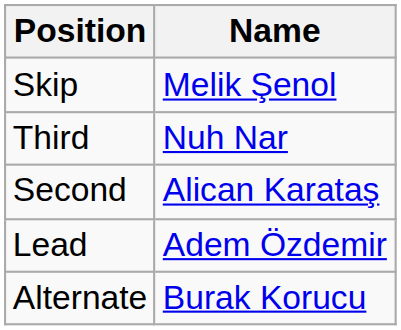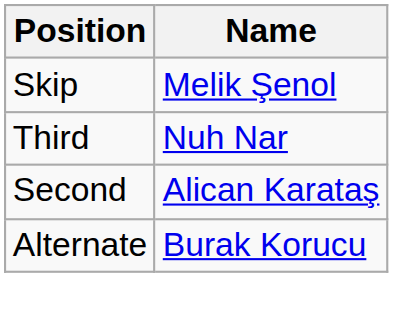- row: (50, 244)
